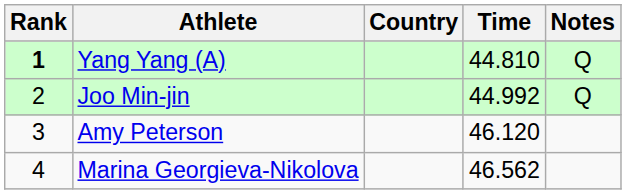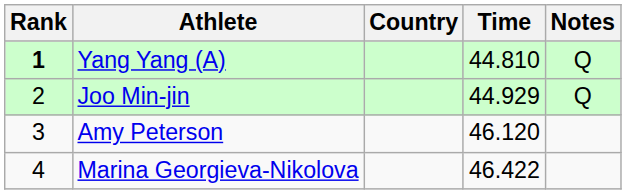(504, 96) 44.992 -> (504, 96) 44.929
(504, 170) 46.562 -> (504, 170) 46.422
